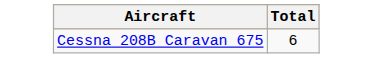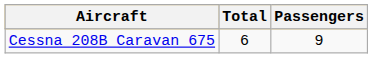+ column: (319, 17)
